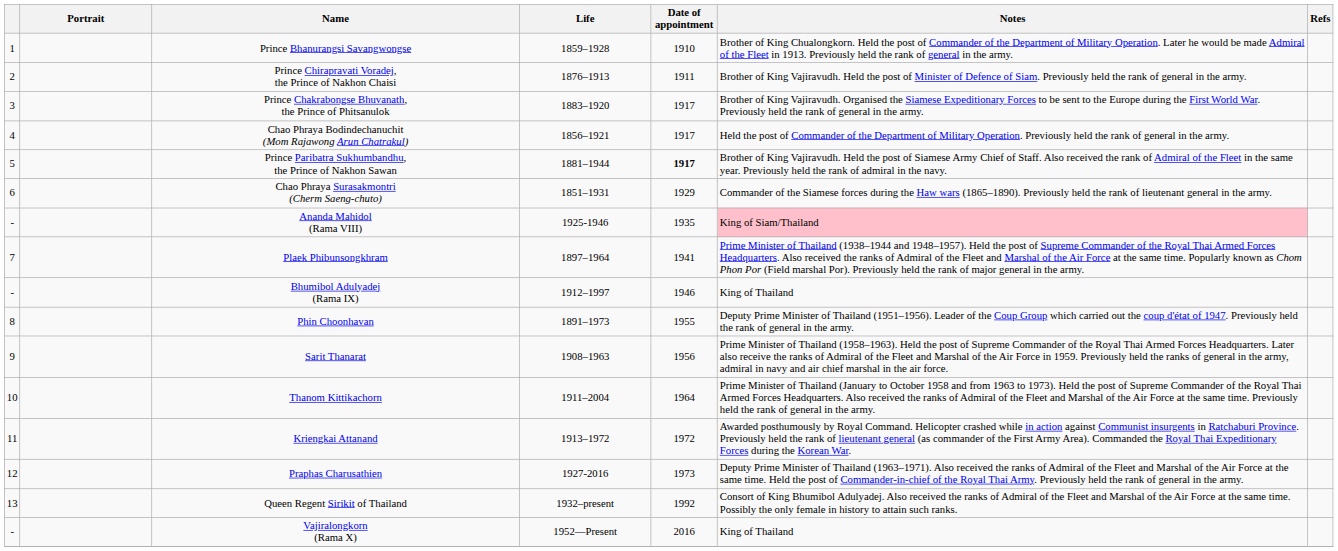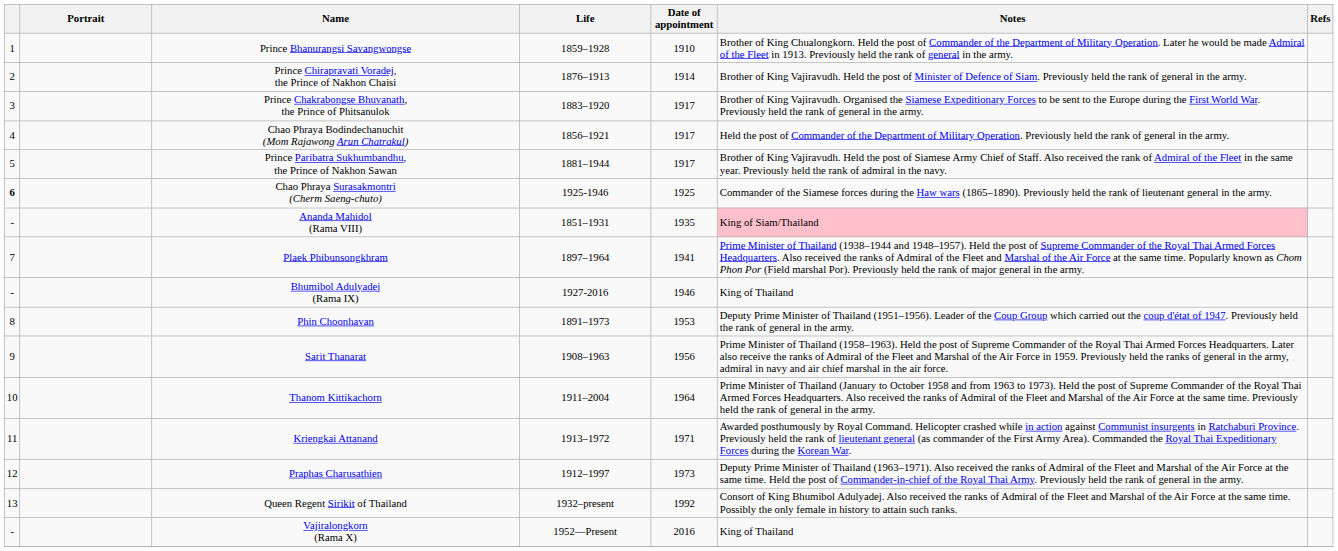(684, 77) 1911 -> (684, 77) 1914
(684, 164) bold -> (684, 164) normal
(12, 193) normal -> (12, 193) bold
(585, 193) 1851–1931 -> (585, 193) 1925-1946
(684, 193) 1929 -> (684, 193) 1925
(585, 222) 1925-1946 -> (585, 222) 1851–1931
(585, 292) 1912–1997 -> (585, 292) 1927-2016
(684, 321) 1955 -> (684, 321) 1953
(684, 439) 1972 -> (684, 439) 1971
(585, 474) 1927-2016 -> (585, 474) 1912–1997
